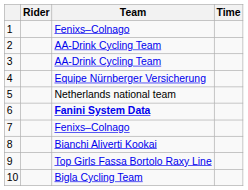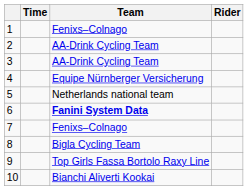columns swapped: (36, 12) <-> (229, 12)
(106, 144) Bianchi Aliverti Kookai -> (96, 144) Bigla Cycling Team
(99, 177) Bigla Cycling Team -> (103, 177) Bianchi Aliverti Kookai
